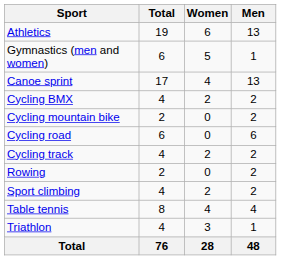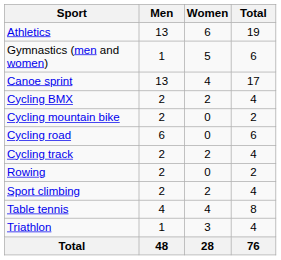columns swapped: (253, 13) <-> (162, 13)
